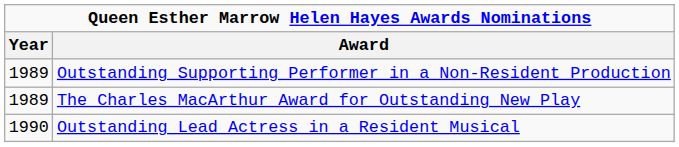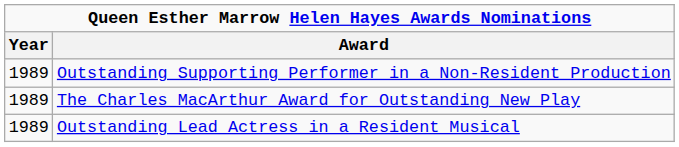(29, 128) 1990 -> (29, 128) 1989
